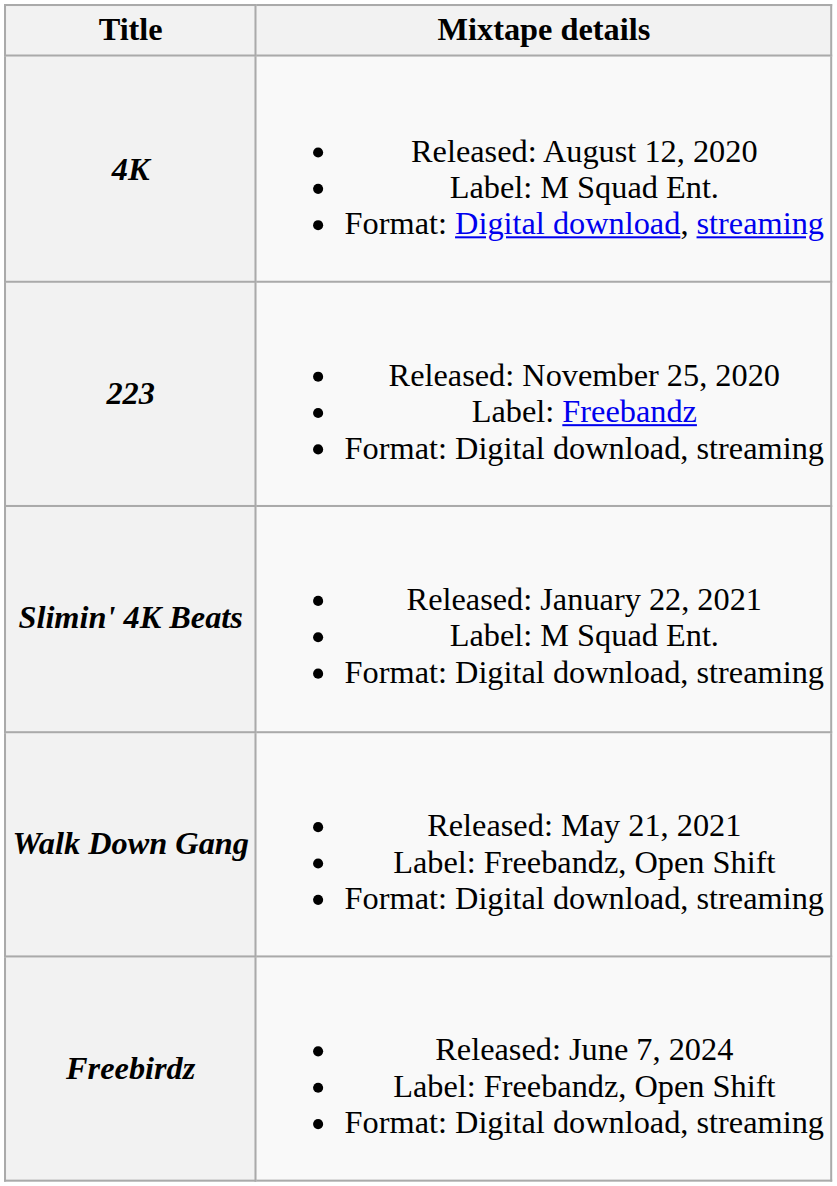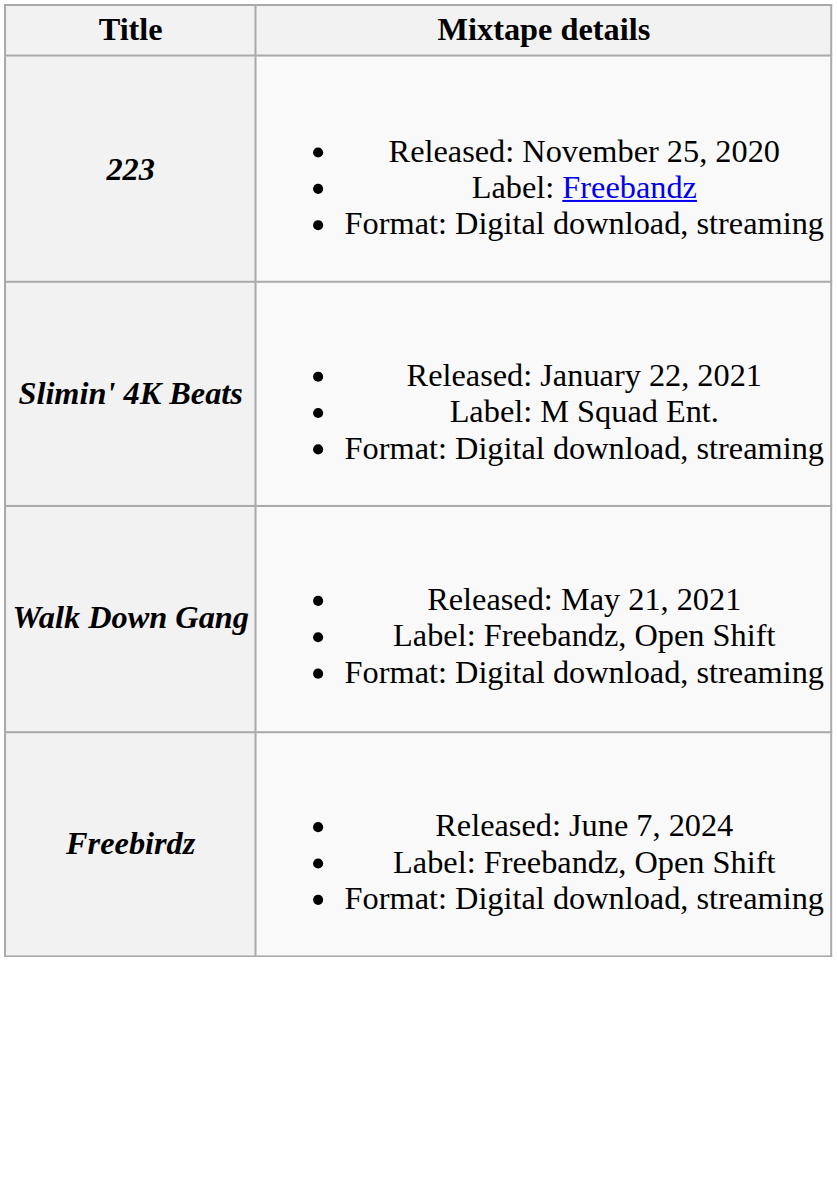- row: (131, 168)
